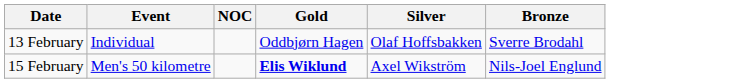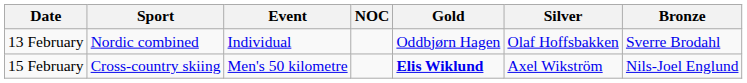+ column: (156, 16)
